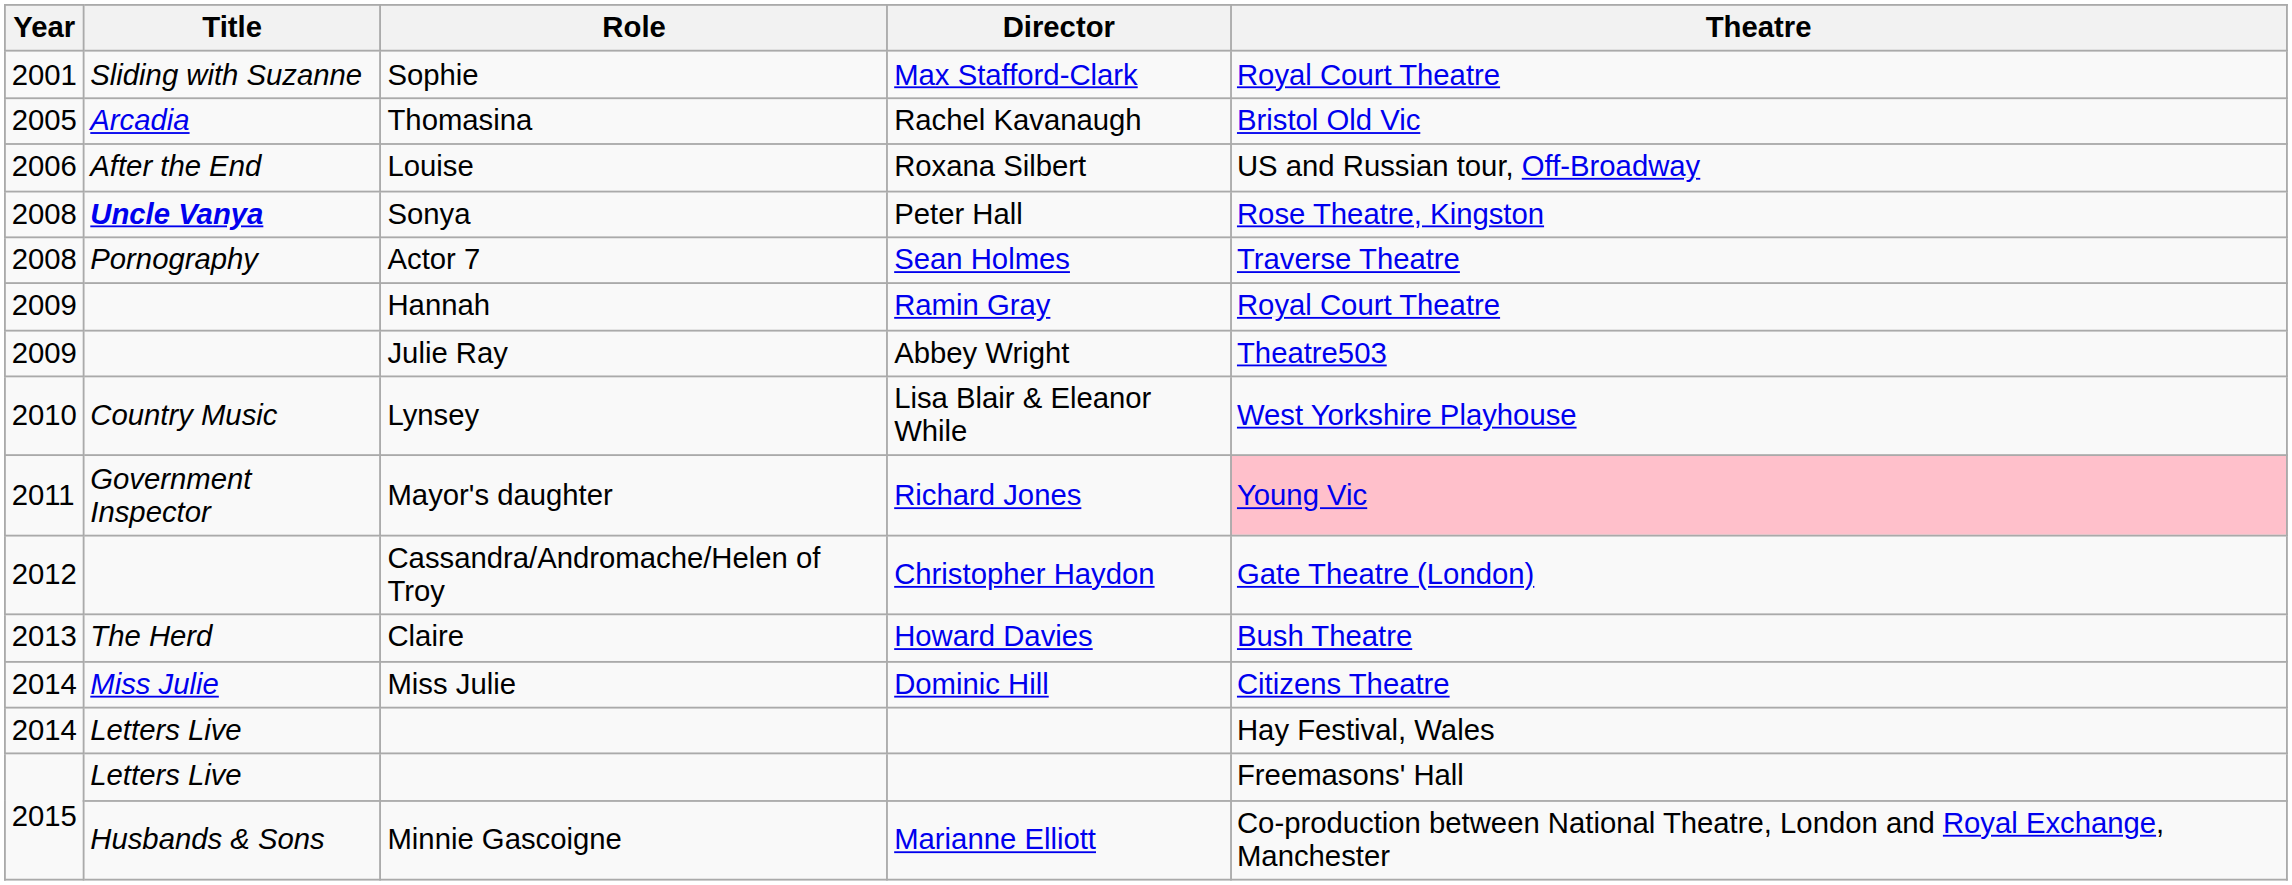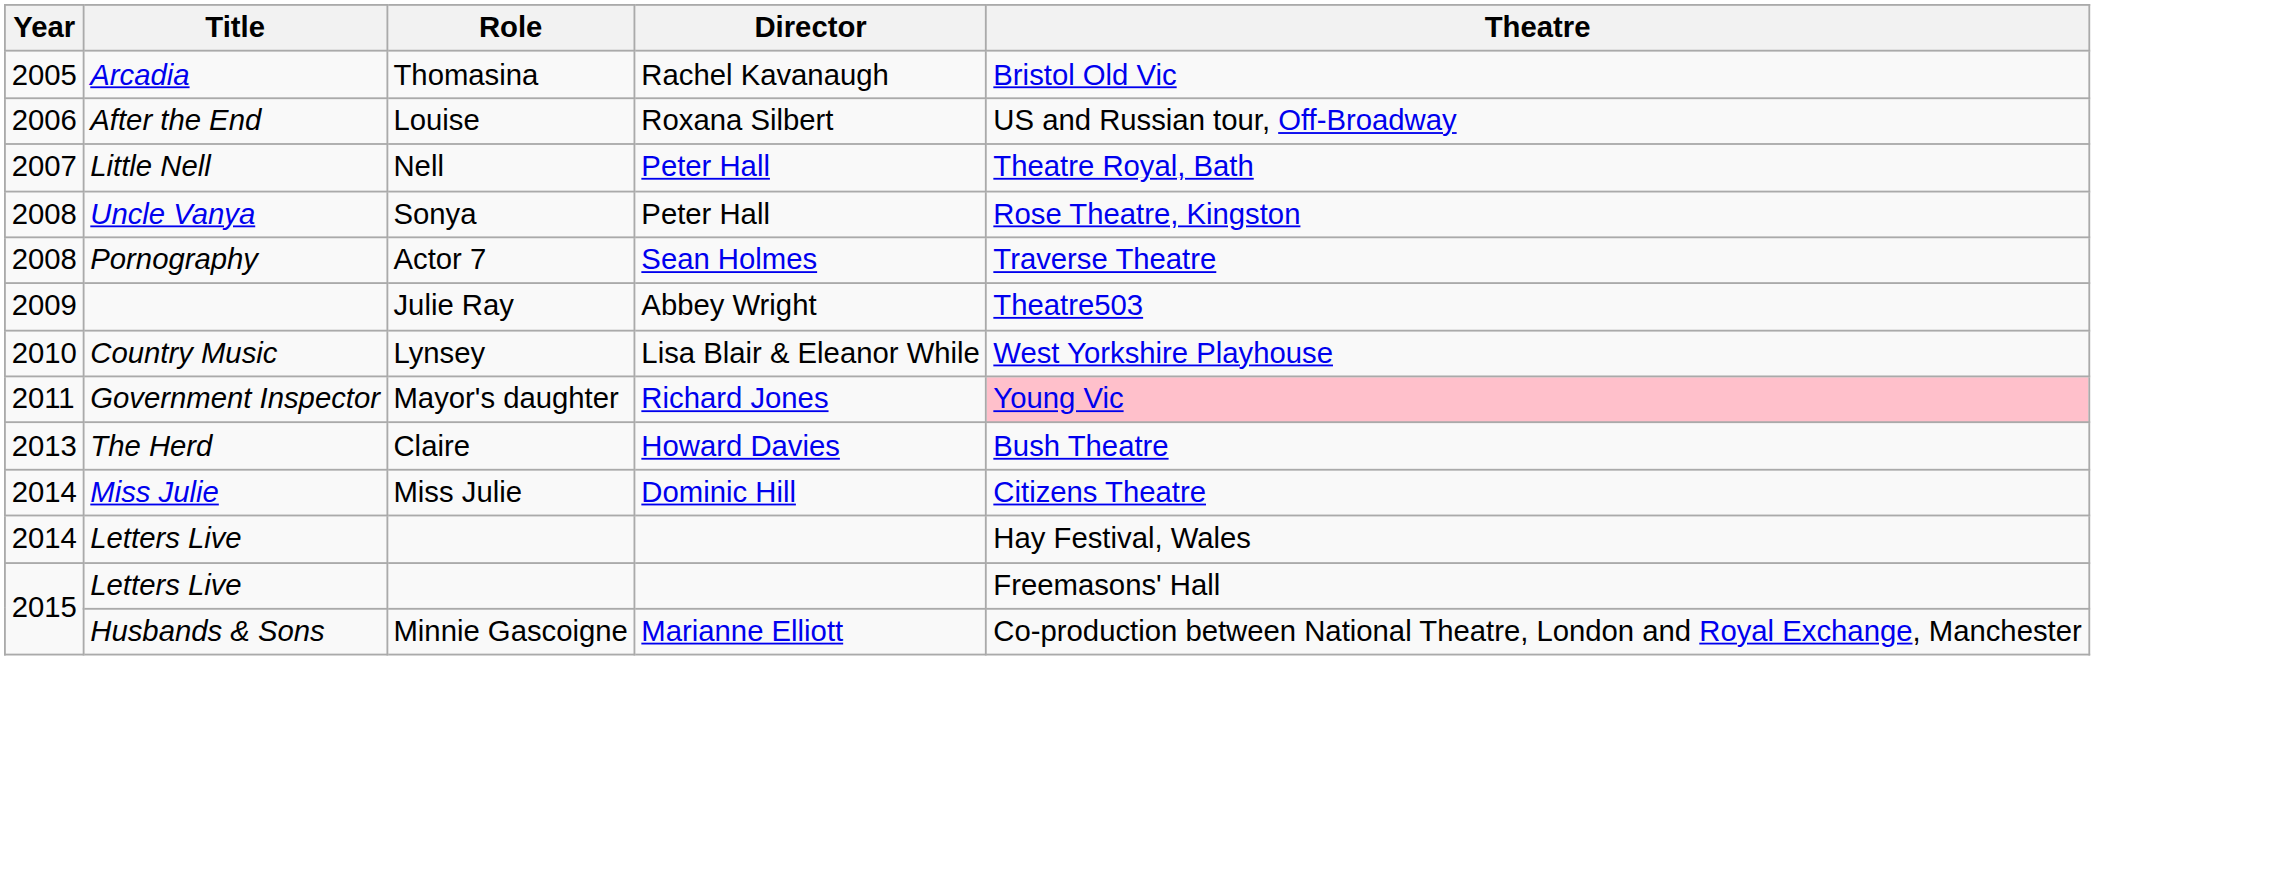- row: (44, 74)
+ row: (44, 167)
(177, 213) bold -> (173, 213) normal
- row: (44, 306)
- row: (44, 574)
